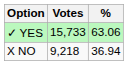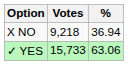rows swapped: (25, 33) <-> (21, 51)
